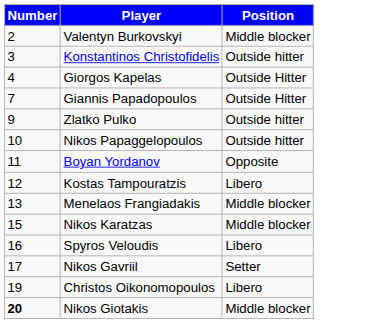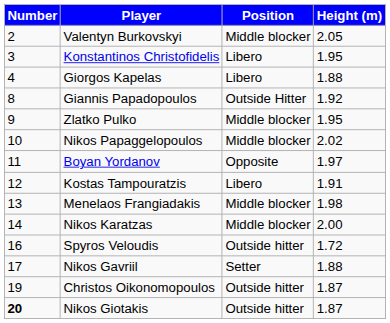+ column: (349, 15)
(265, 57) Outside hitter -> (244, 57) Libero
(266, 78) Outside Hitter -> (244, 78) Libero
(11, 99) 7 -> (11, 99) 8
(265, 120) Outside hitter -> (268, 120) Middle blocker
(265, 141) Outside hitter -> (268, 141) Middle blocker
(15, 224) 15 -> (15, 224) 14
(244, 245) Libero -> (265, 245) Outside hitter
(244, 287) Libero -> (265, 287) Outside hitter
(268, 308) Middle blocker -> (265, 308) Outside hitter
